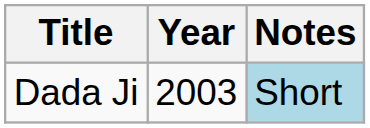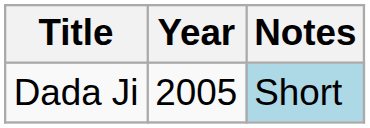(196, 92) 2003 -> (196, 92) 2005
